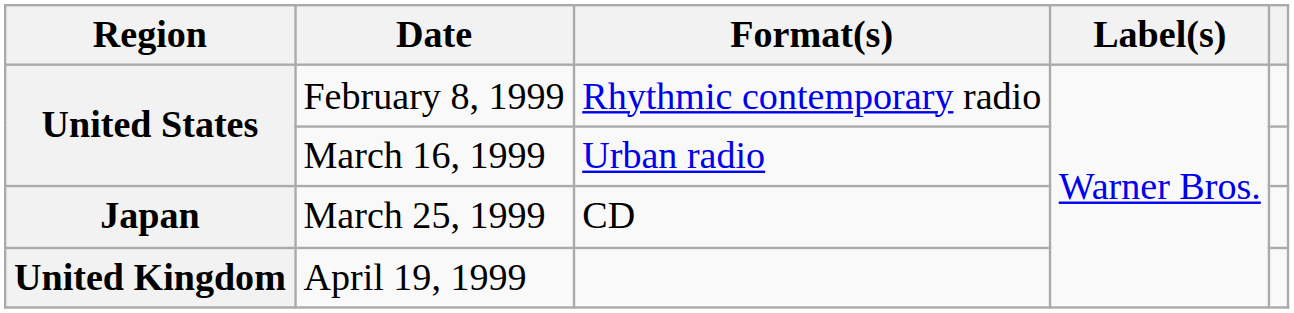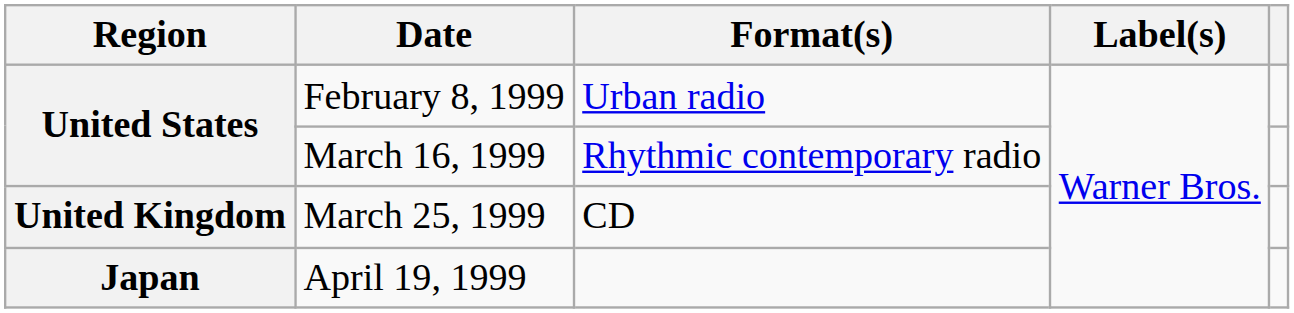(812, 95) Rhythmic contemporary radio -> (674, 95) Urban radio
(674, 155) Urban radio -> (812, 155) Rhythmic contemporary radio
(150, 215) Japan -> (150, 215) United Kingdom
(150, 276) United Kingdom -> (150, 276) Japan
